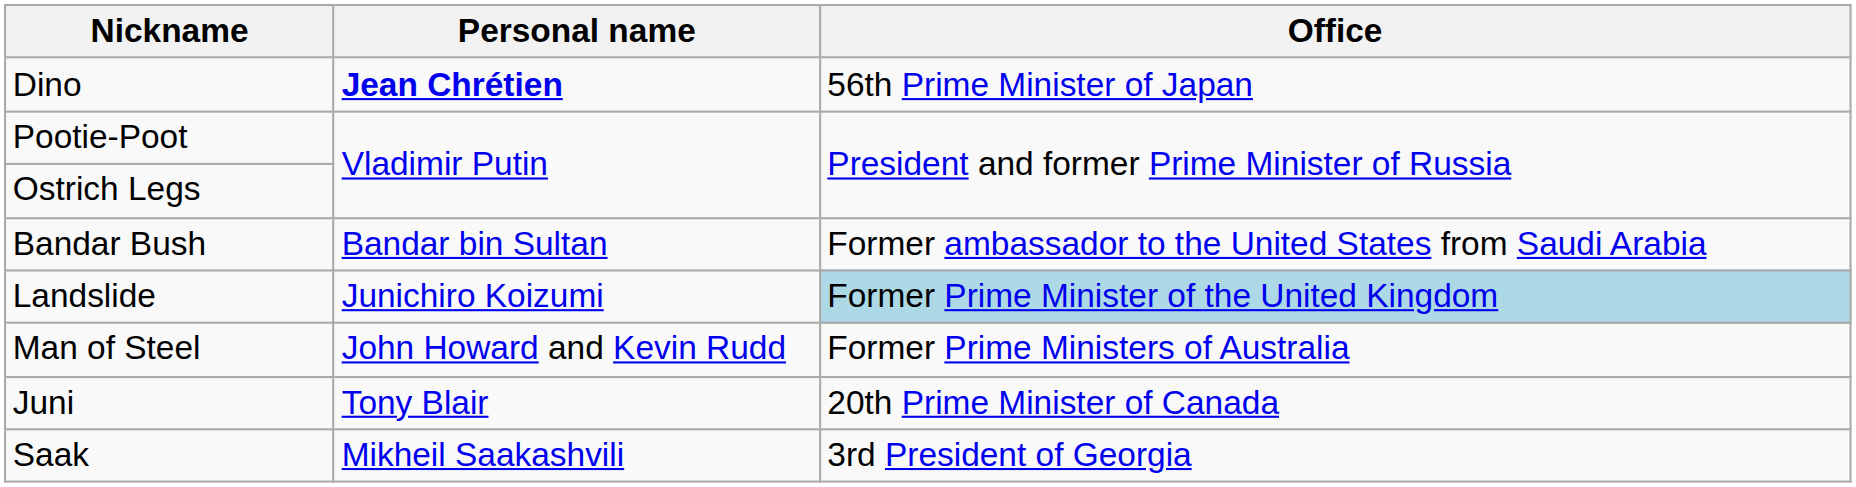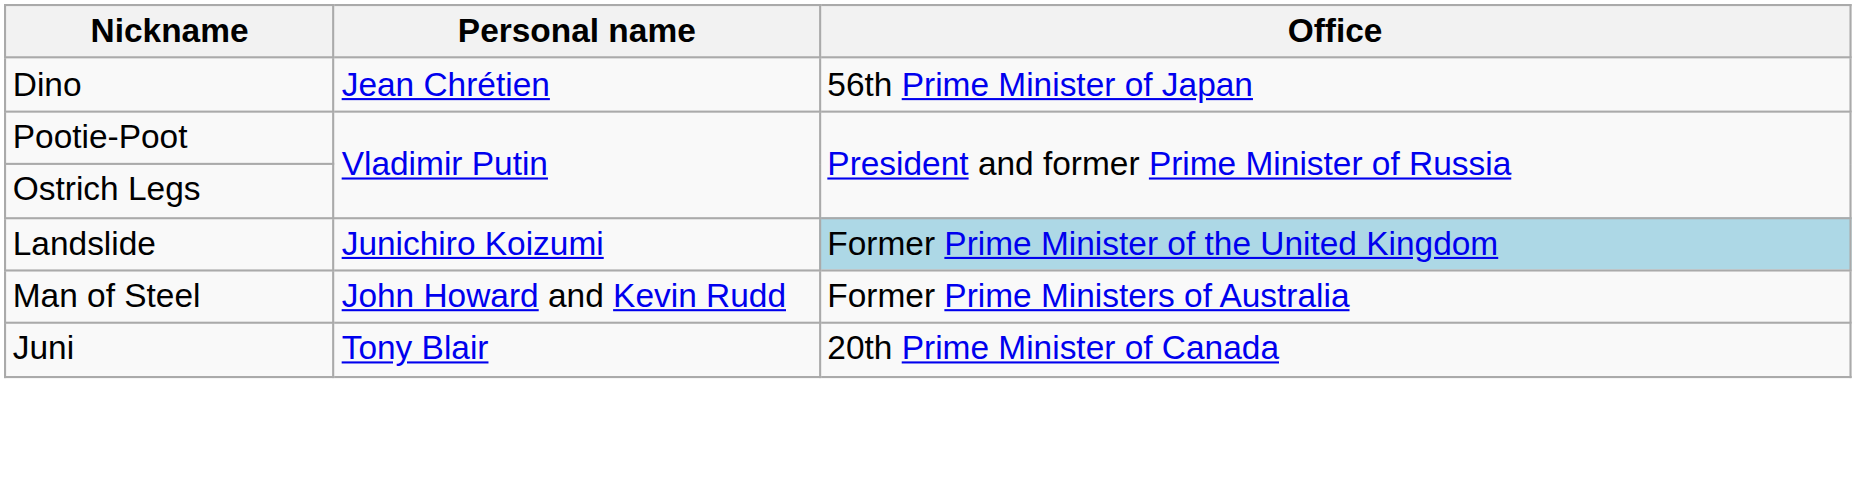(452, 84) bold -> (446, 84) normal
- row: (109, 243)
- row: (51, 455)
